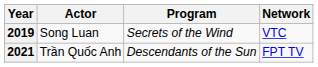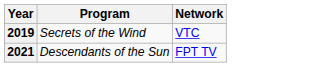- column: (81, 14)
